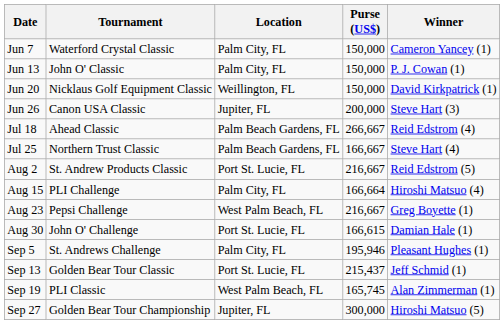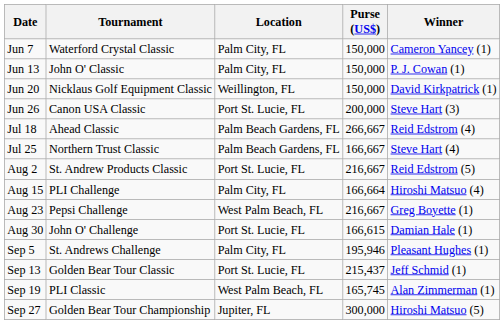(244, 109) Jupiter, FL -> (261, 109) Port St. Lucie, FL
